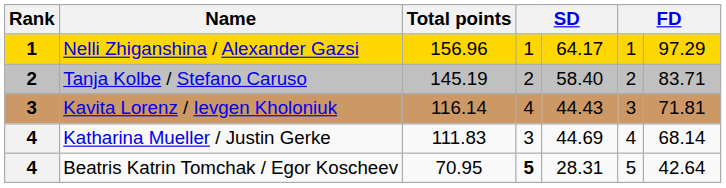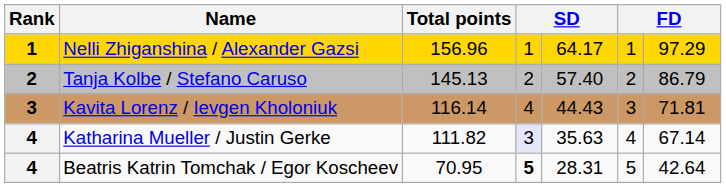(459, 78) 145.19 -> (459, 78) 145.13
(580, 78) 58.40 -> (580, 78) 57.40
(682, 78) 83.71 -> (682, 78) 86.79
(459, 138) 111.83 -> (459, 138) 111.82
(529, 138) no background -> (529, 138) lavender background
(580, 138) 44.69 -> (580, 138) 35.63
(682, 138) 68.14 -> (682, 138) 67.14
